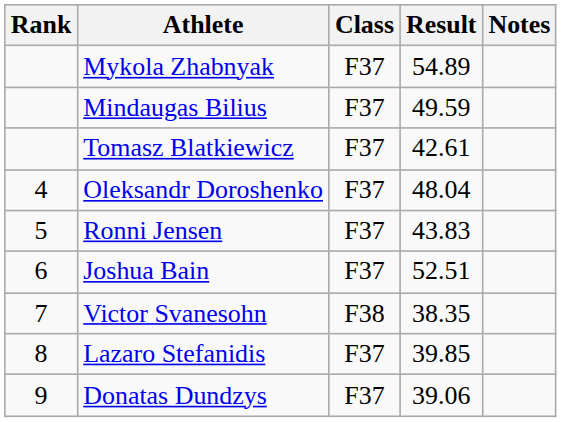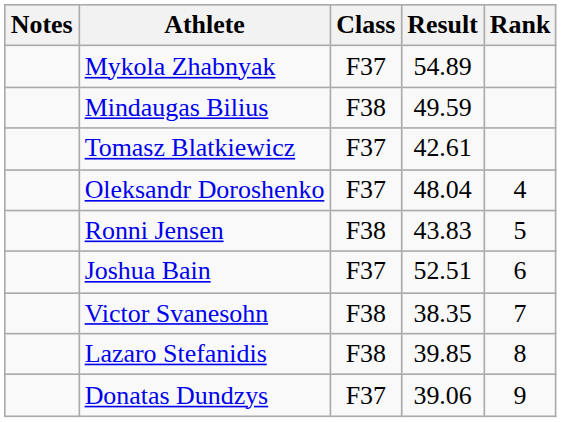columns swapped: (41, 25) <-> (519, 25)
(364, 107) F37 -> (366, 107) F38
(364, 230) F37 -> (366, 230) F38
(364, 353) F37 -> (366, 353) F38
